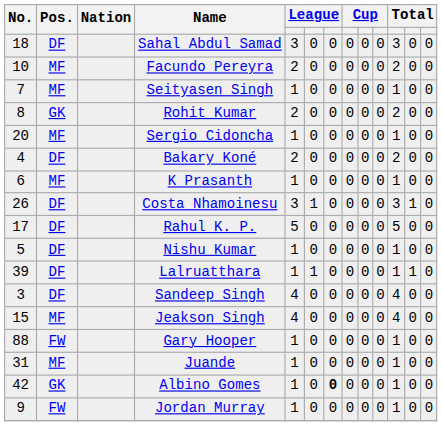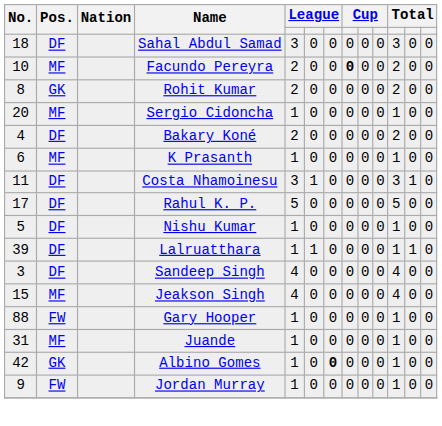(350, 69) normal -> (350, 69) bold
- row: (210, 91)
(21, 205) 26 -> (21, 182) 11
